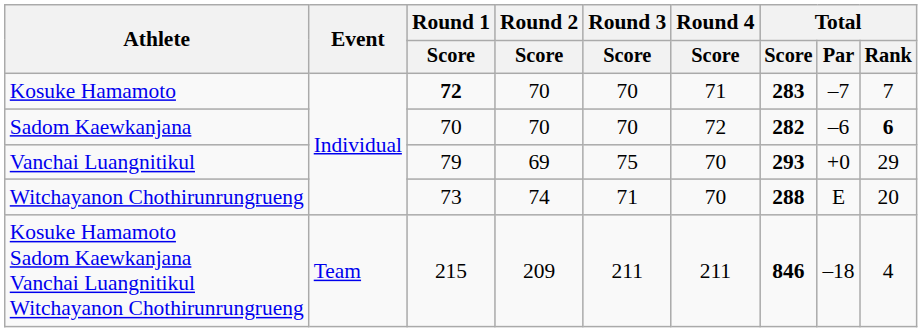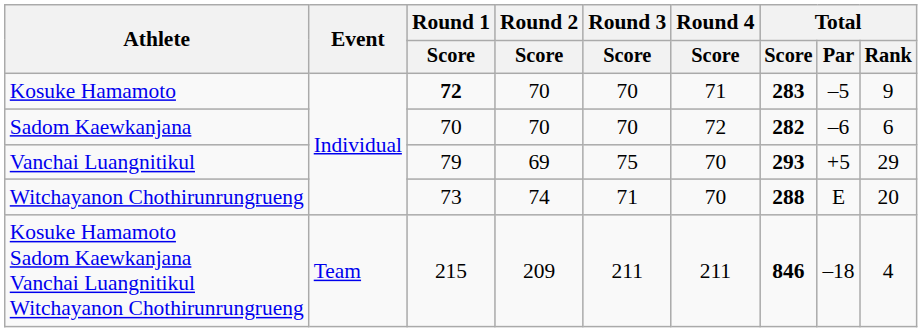(838, 91) –7 -> (838, 91) –5
(888, 91) 7 -> (888, 91) 9
(888, 126) bold -> (888, 126) normal
(838, 162) +0 -> (838, 162) +5
